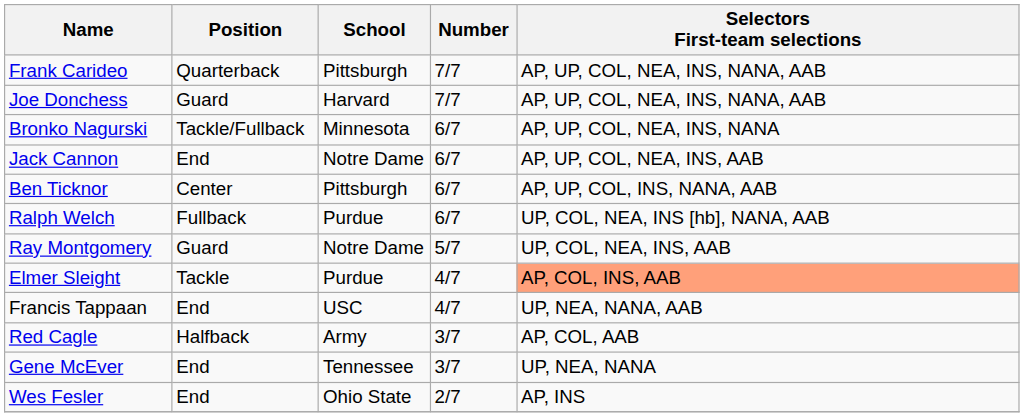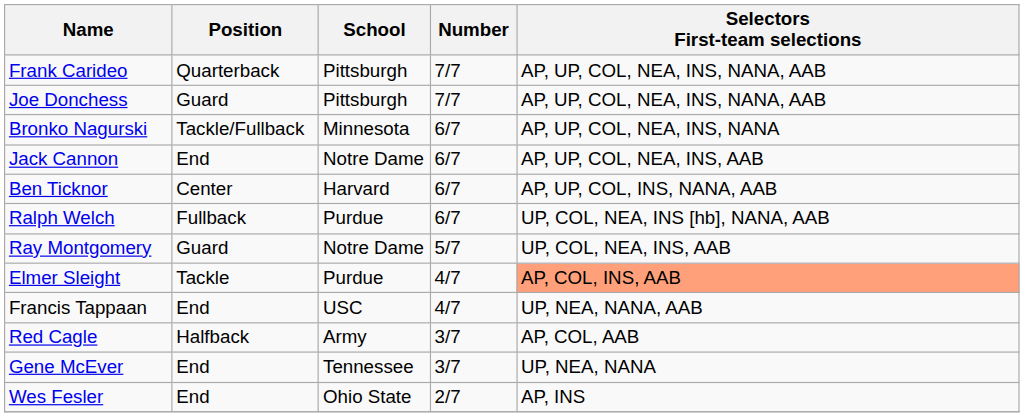(356, 99) Harvard -> (365, 99) Pittsburgh
(365, 188) Pittsburgh -> (356, 188) Harvard
